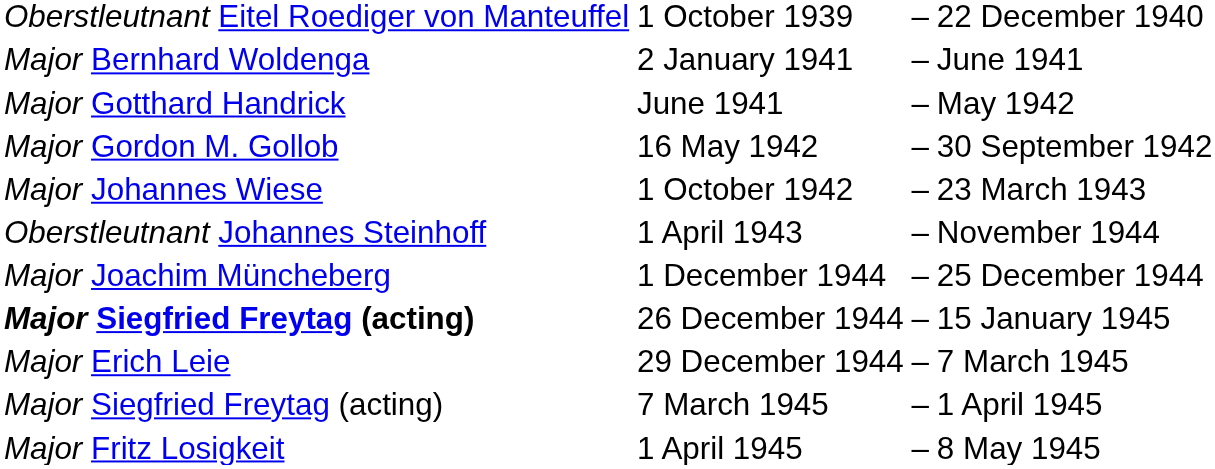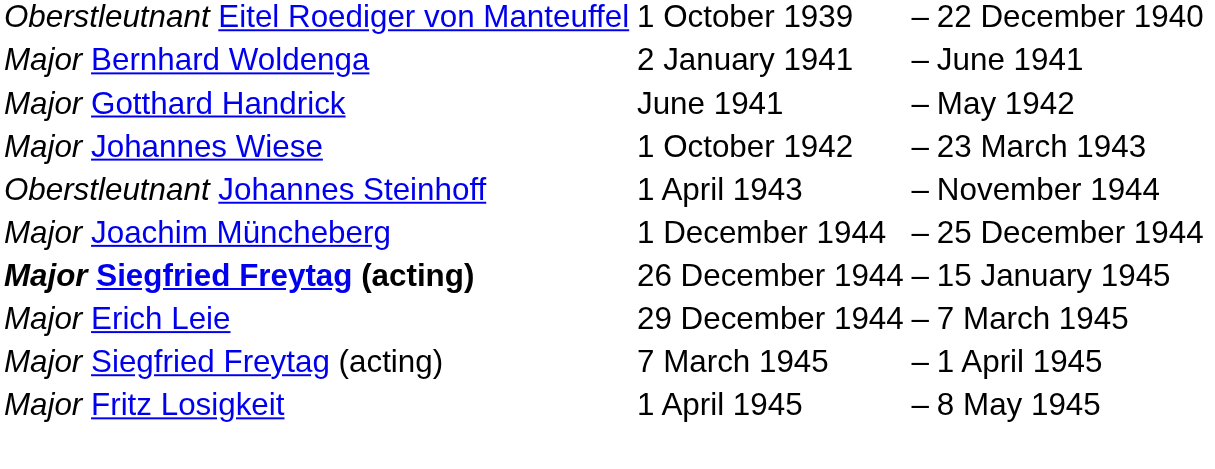- row: (728, 146)
